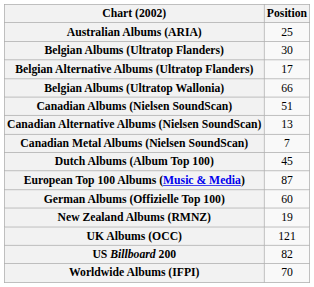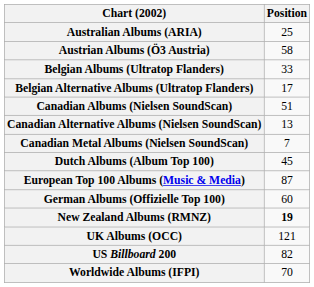+ row: (134, 50)
(287, 50) 30 -> (287, 69) 33
- row: (134, 87)
(287, 217) normal -> (287, 217) bold
